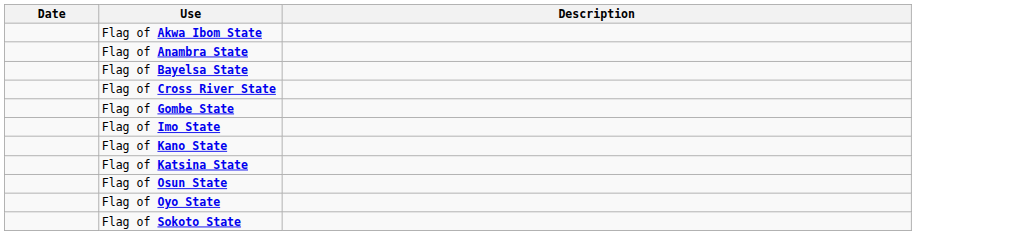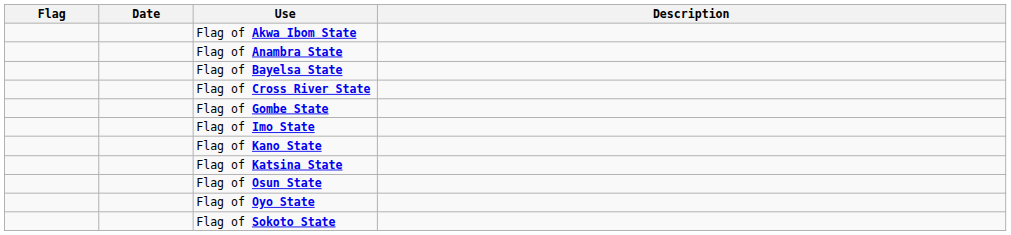+ column: (52, 14)
